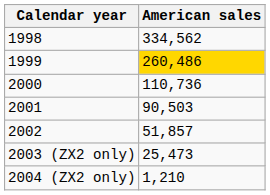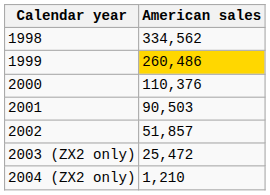(172, 85) 110,736 -> (172, 85) 110,376
(168, 155) 25,473 -> (168, 155) 25,472
